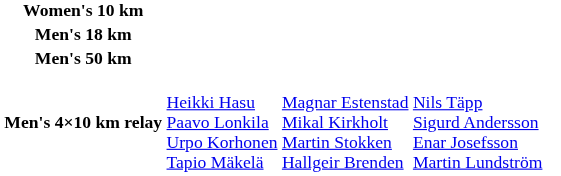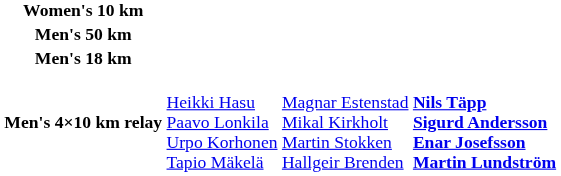rows swapped: (83, 34) <-> (83, 58)
(478, 132) normal -> (485, 132) bold
